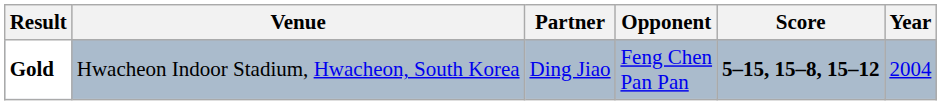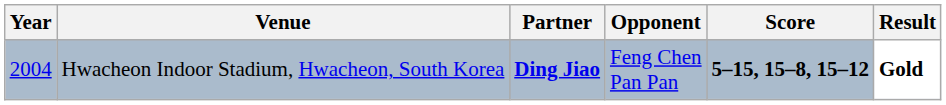columns swapped: (910, 22) <-> (38, 22)
(570, 69) normal -> (557, 69) bold
